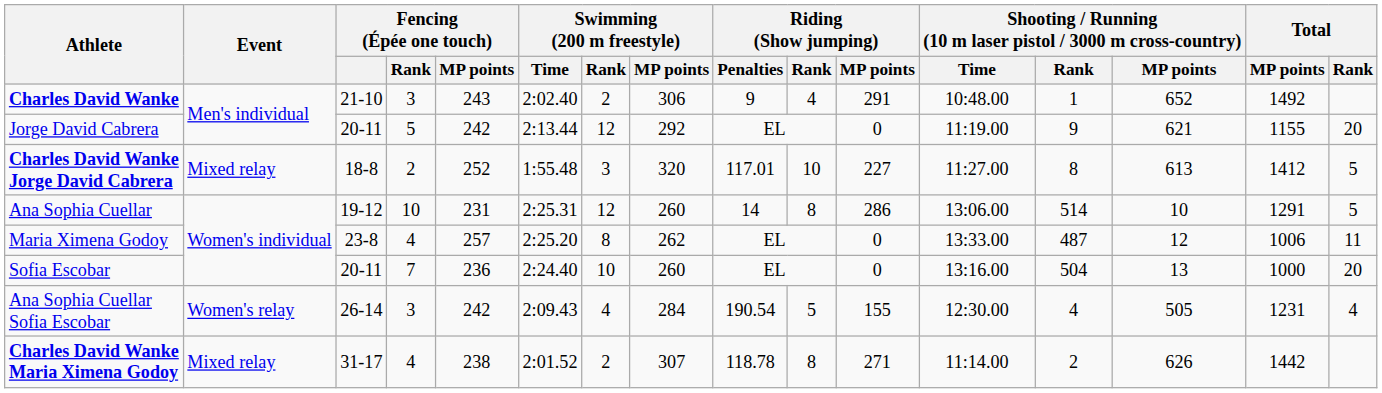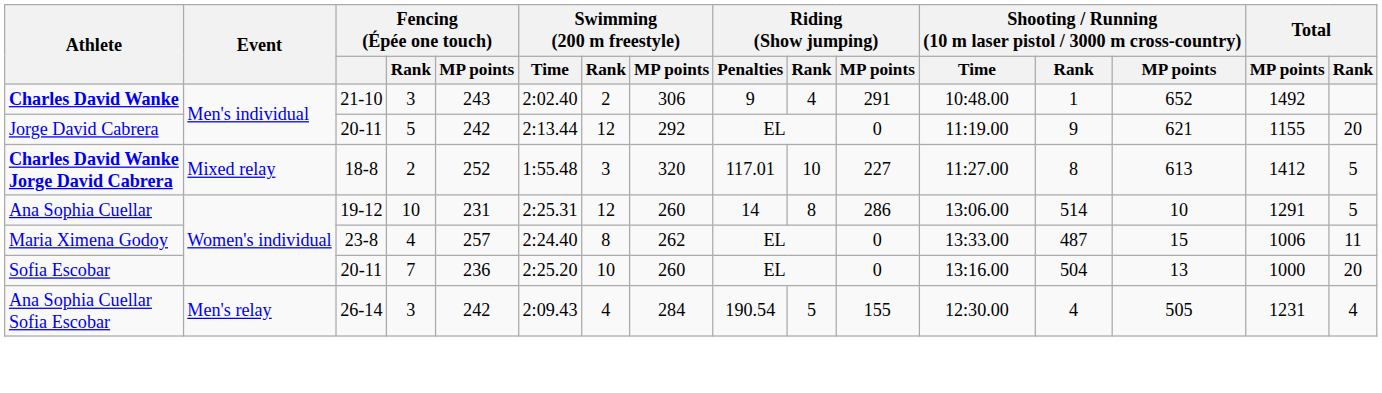(550, 240) 2:25.20 -> (550, 240) 2:24.40
(1179, 240) 12 -> (1179, 240) 15
(550, 270) 2:24.40 -> (550, 270) 2:25.20
(241, 311) Women's relay -> (230, 311) Men's relay
- row: (94, 362)
